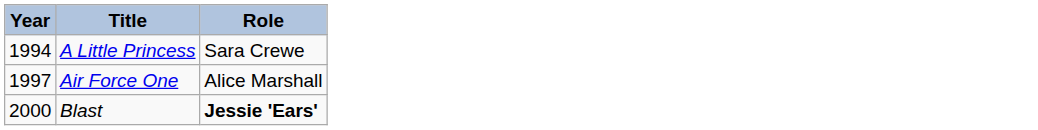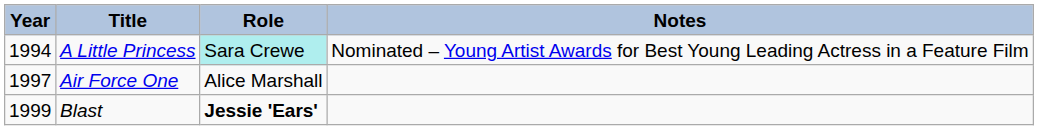+ column: (680, 20)
(254, 50) no background -> (254, 50) paleturquoise background
(30, 110) 2000 -> (30, 110) 1999
